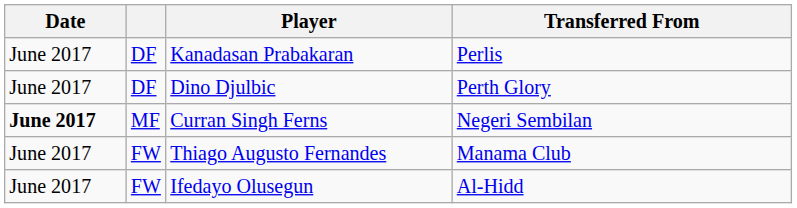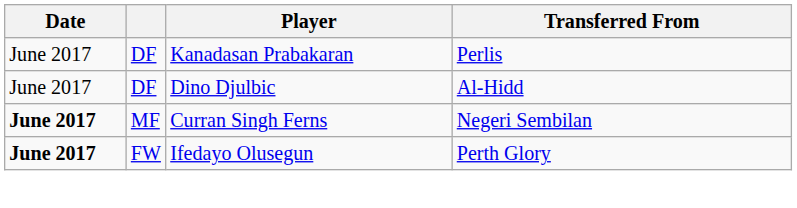(504, 87) Perth Glory -> (490, 87) Al-Hidd
- row: (278, 153)
(50, 186) normal -> (52, 153) bold
(490, 186) Al-Hidd -> (504, 153) Perth Glory
